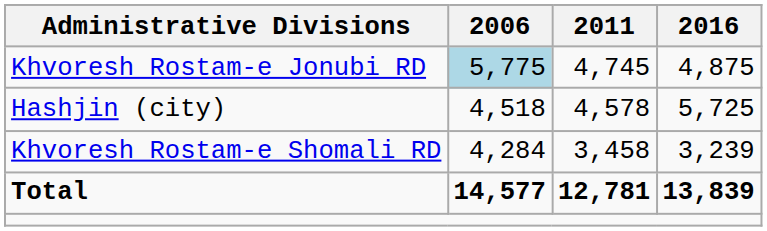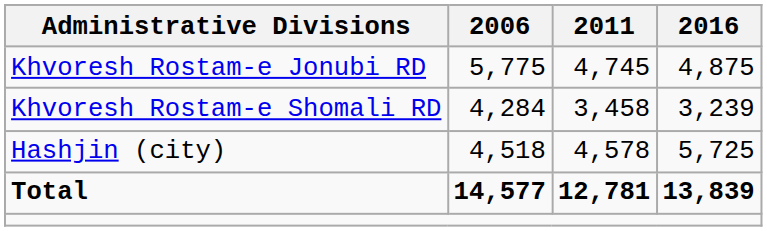(507, 68) lightblue background -> (507, 68) no background
rows swapped: (226, 151) <-> (119, 109)
